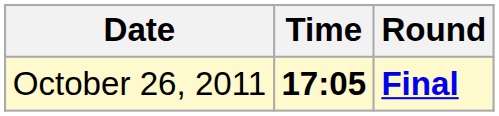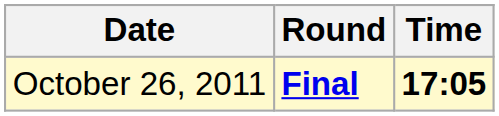columns swapped: (324, 30) <-> (434, 30)
